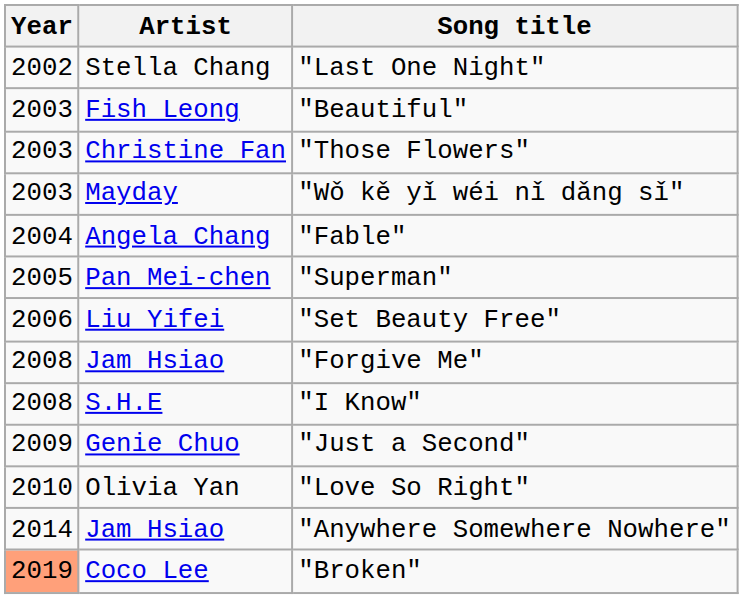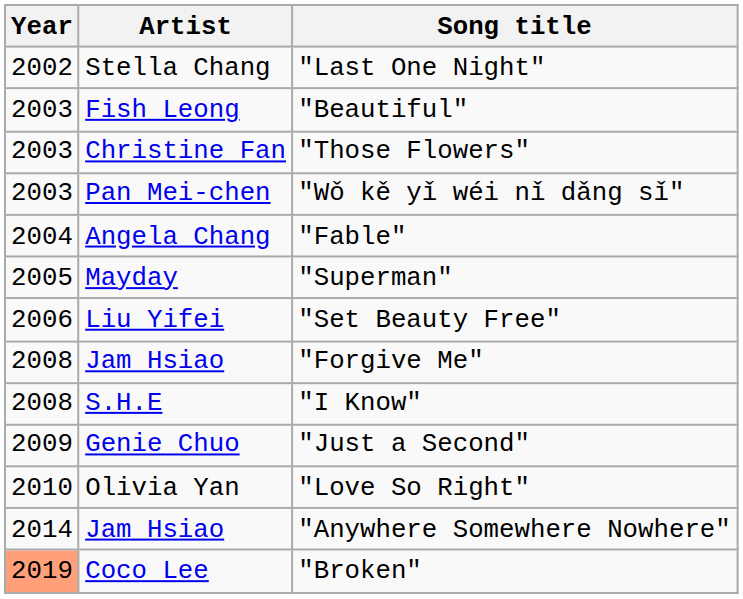(132, 194) Mayday -> (178, 194) Pan Mei-chen
(178, 278) Pan Mei-chen -> (132, 278) Mayday
